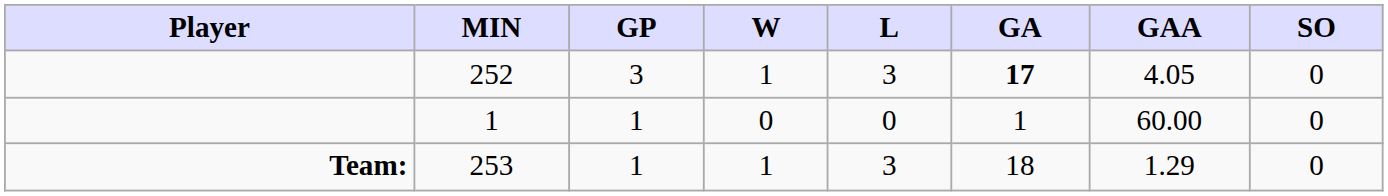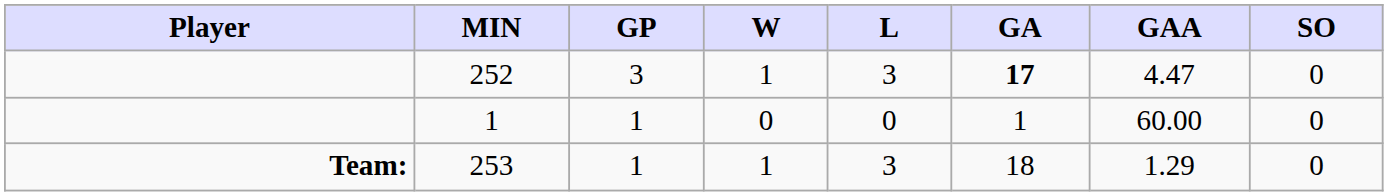(1169, 73) 4.05 -> (1169, 73) 4.47
